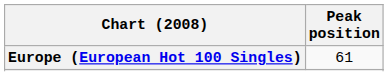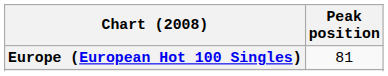(344, 58) 61 -> (344, 58) 81
